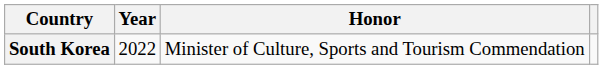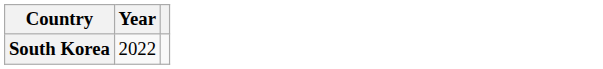- column: (375, 19)
